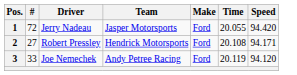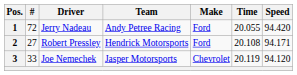(141, 27) Jasper Motorsports -> (143, 27) Andy Petree Racing
(143, 59) Andy Petree Racing -> (141, 59) Jasper Motorsports
(202, 59) Ford -> (211, 59) Chevrolet
